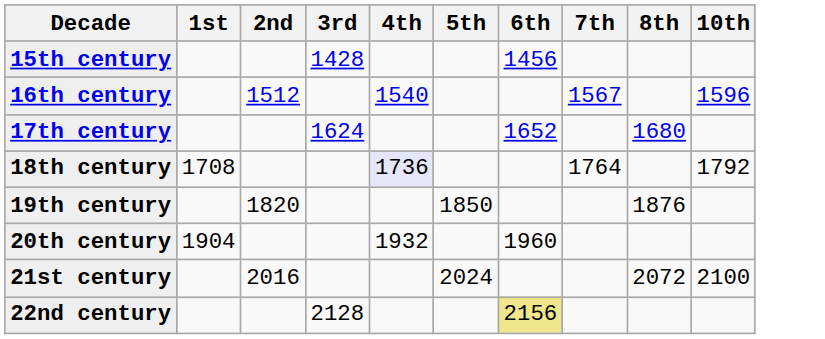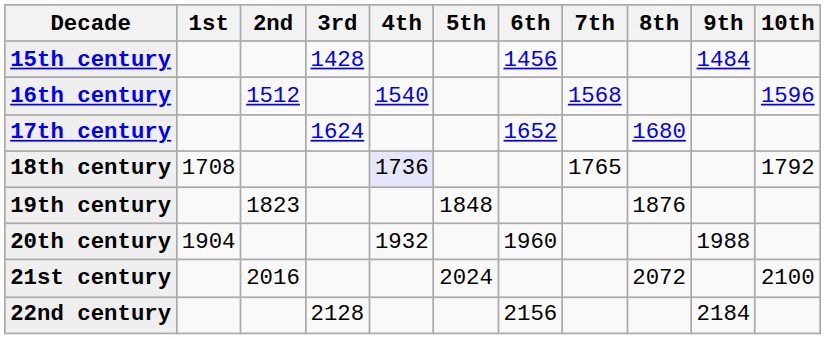+ column: (723, 23)
(595, 96) 1567 -> (595, 96) 1568
(595, 169) 1764 -> (595, 169) 1765
(273, 205) 1820 -> (273, 205) 1823
(466, 205) 1850 -> (466, 205) 1848
(530, 315) khaki background -> (530, 315) no background
